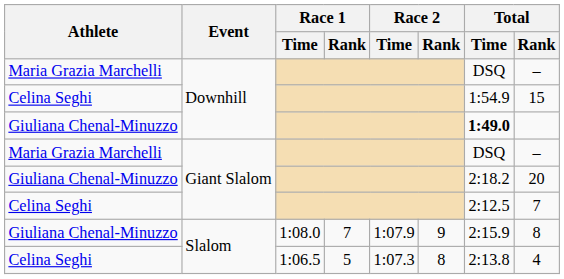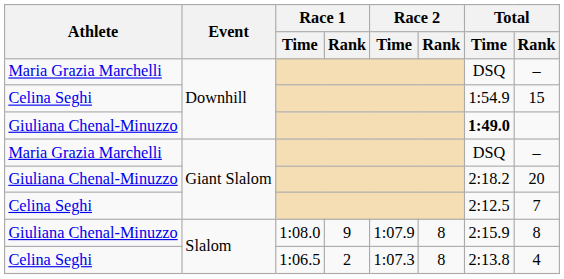(347, 233) 7 -> (347, 233) 9
(441, 233) 9 -> (441, 233) 8
(347, 259) 5 -> (347, 259) 2
